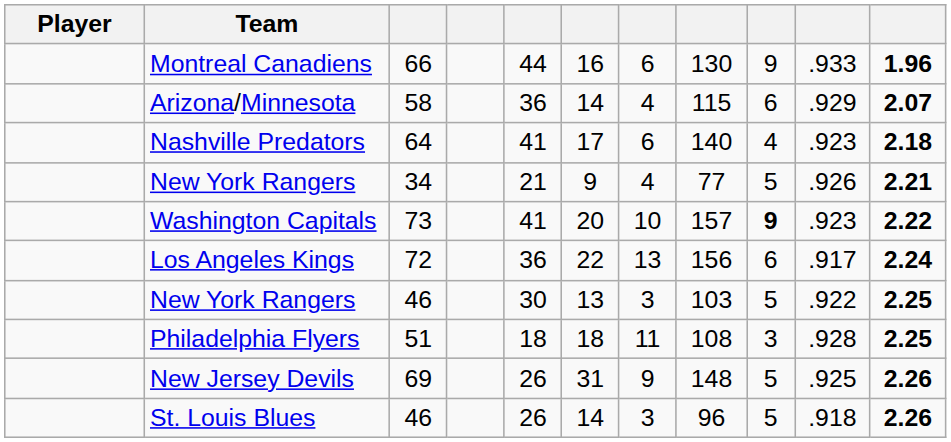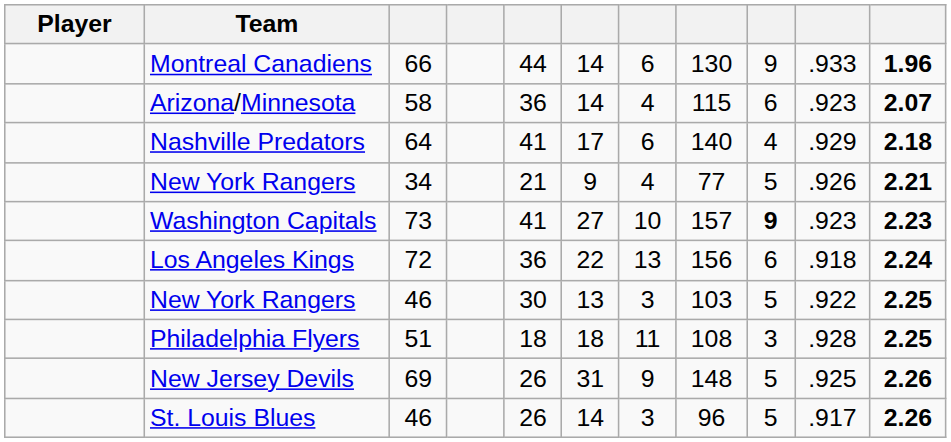(590, 63) 16 -> (590, 63) 14
(832, 102) .929 -> (832, 102) .923
(832, 142) .923 -> (832, 142) .929
(590, 220) 20 -> (590, 220) 27
(908, 220) 2.22 -> (908, 220) 2.23
(832, 260) .917 -> (832, 260) .918
(832, 417) .918 -> (832, 417) .917
